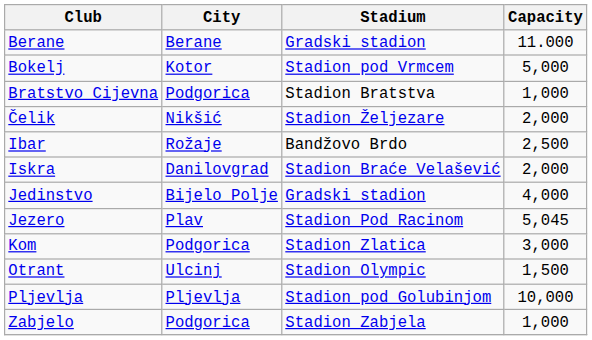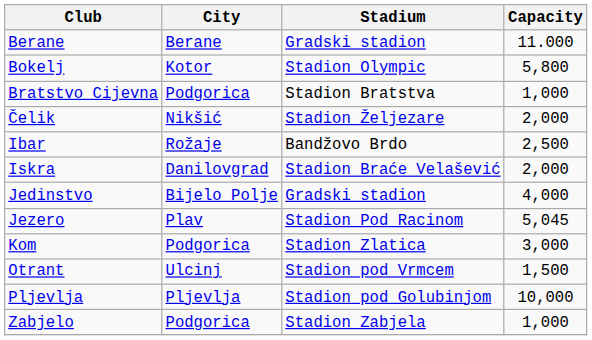(370, 68) Stadion pod Vrmcem -> (356, 68) Stadion Olympic
(546, 68) 5,000 -> (546, 68) 5,800
(356, 272) Stadion Olympic -> (370, 272) Stadion pod Vrmcem
